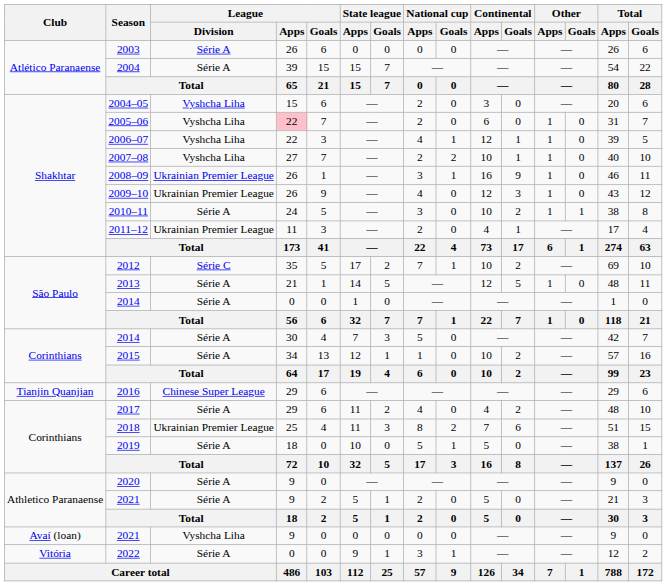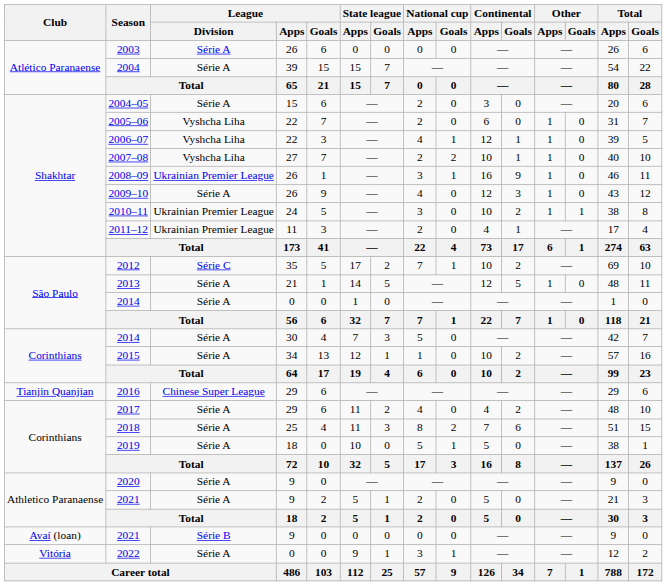(214, 103) Vyshcha Liha -> (214, 103) Série A
(292, 121) pink background -> (292, 121) no background
(214, 193) Ukrainian Premier League -> (214, 193) Série A
(214, 211) Série A -> (214, 211) Ukrainian Premier League
(214, 427) Ukrainian Premier League -> (214, 427) Série A
(214, 535) Vyshcha Liha -> (214, 535) Série B
